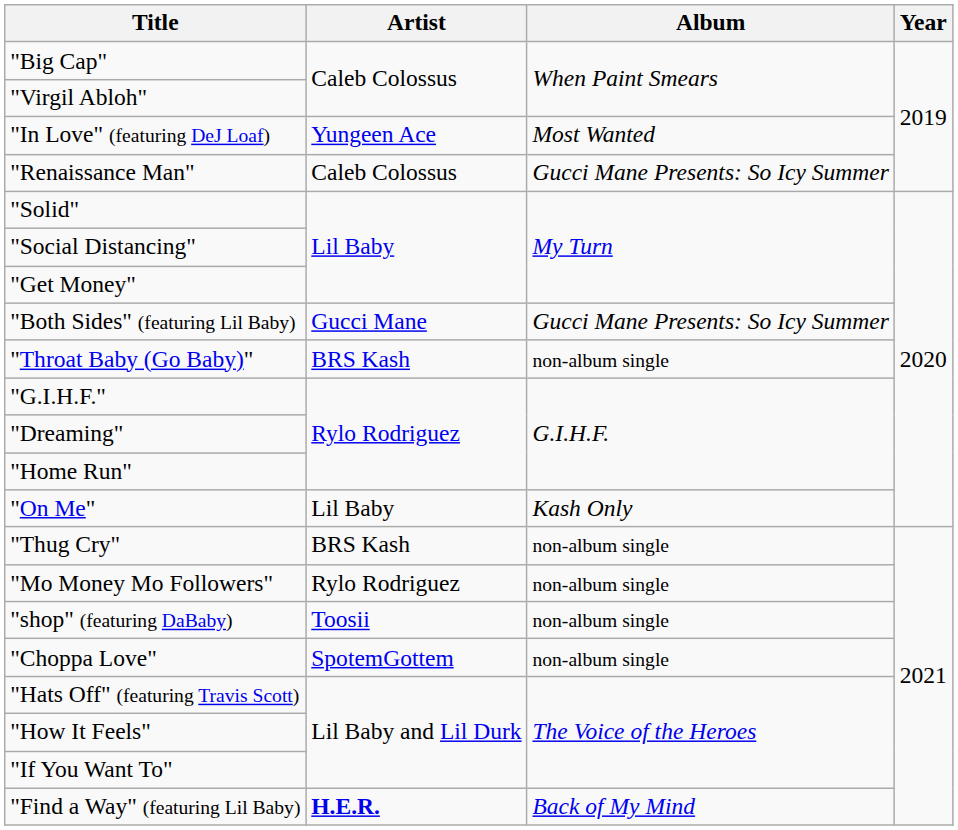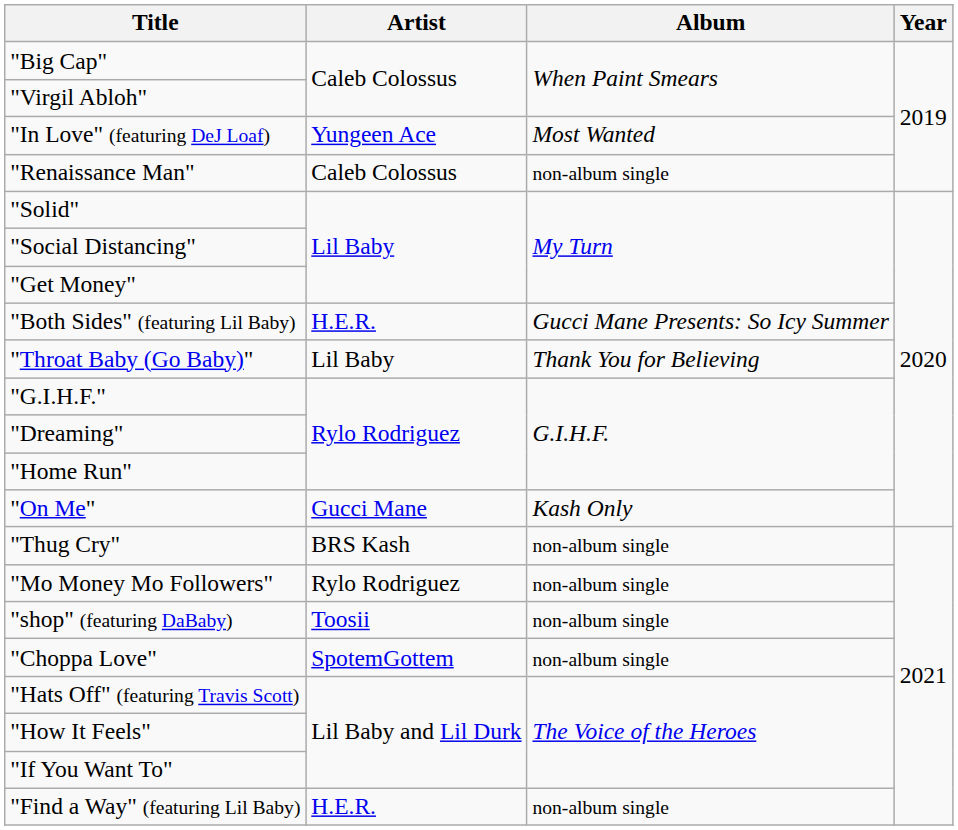(711, 172) Gucci Mane Presents: So Icy Summer -> (601, 173) non-album single
(369, 321) Gucci Mane -> (344, 321) H.E.R.
(361, 358) BRS Kash -> (353, 358) Lil Baby
(601, 360) non-album single -> (646, 358) Thank You for Believing
(353, 508) Lil Baby -> (369, 508) Gucci Mane
(346, 806) bold -> (344, 806) normal
(614, 806) Back of My Mind -> (601, 807) non-album single
